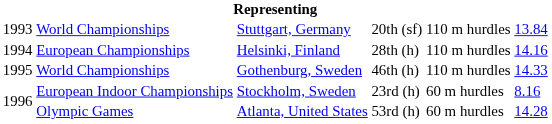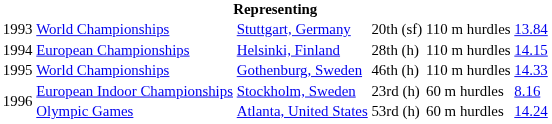(531, 50) 14.16 -> (531, 50) 14.15
(531, 111) 14.28 -> (531, 111) 14.24
